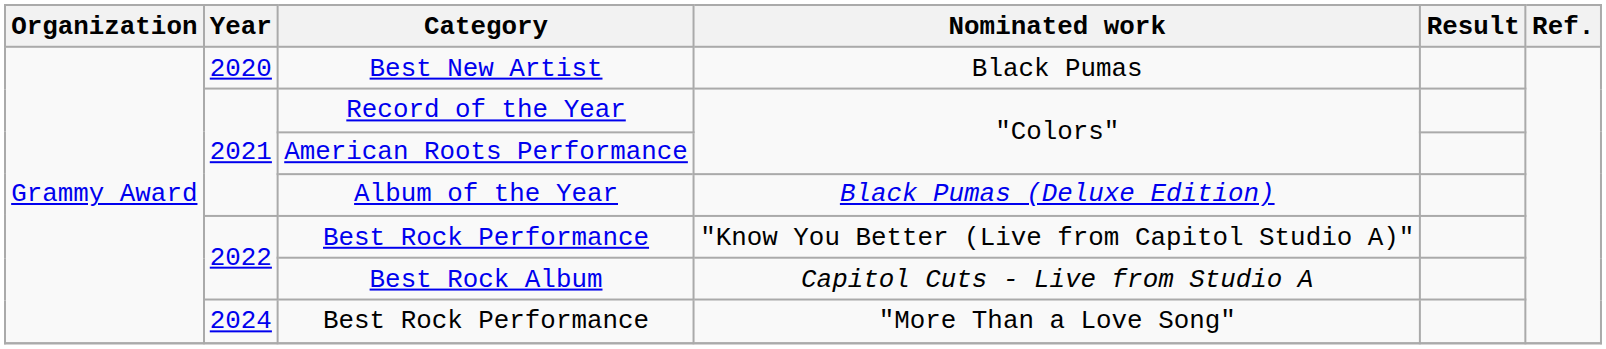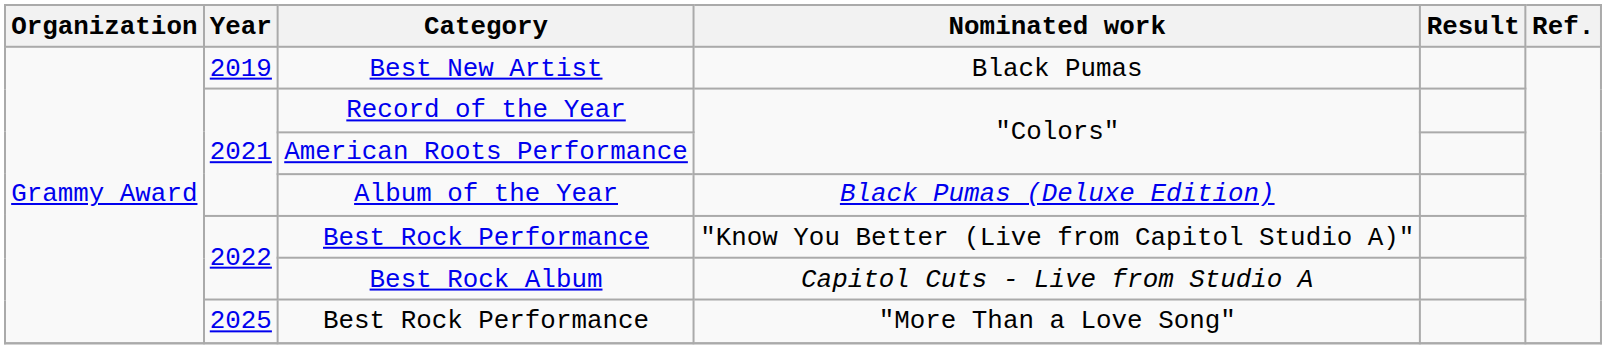(241, 68) 2020 -> (241, 68) 2019
(241, 321) 2024 -> (241, 321) 2025
